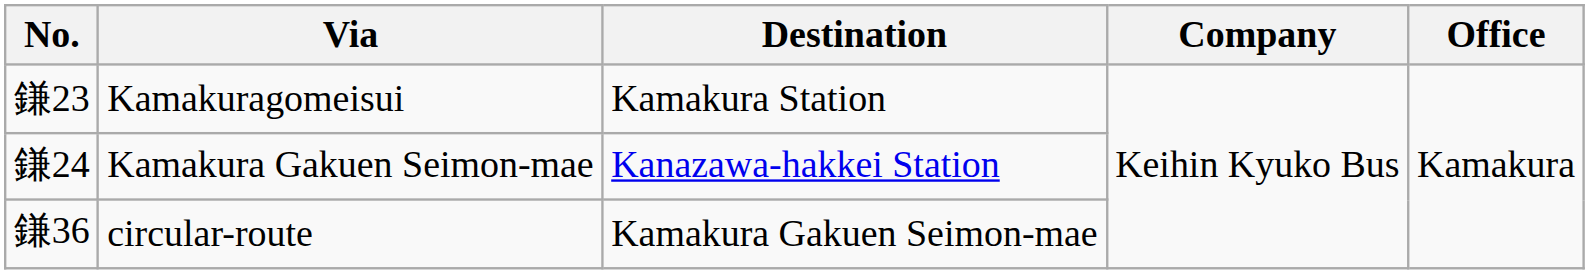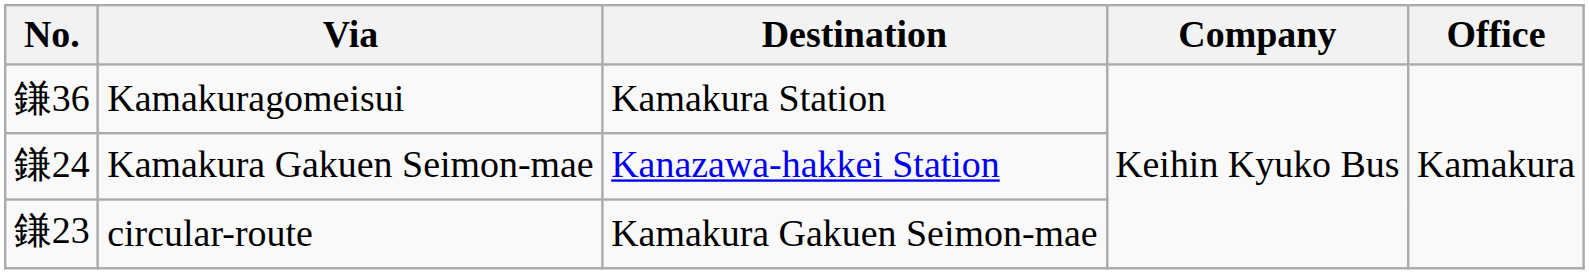(52, 97) 鎌23 -> (52, 97) 鎌36
(52, 231) 鎌36 -> (52, 231) 鎌23
